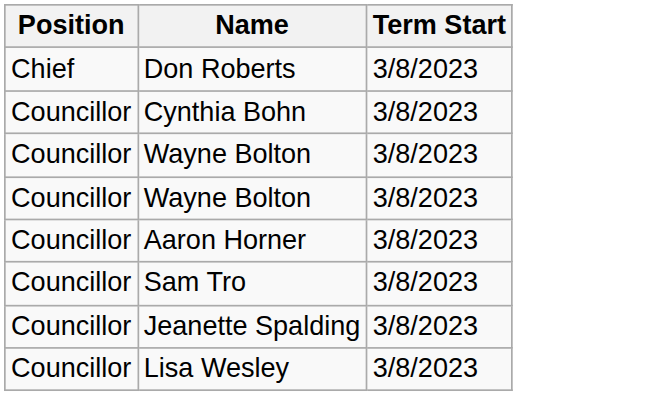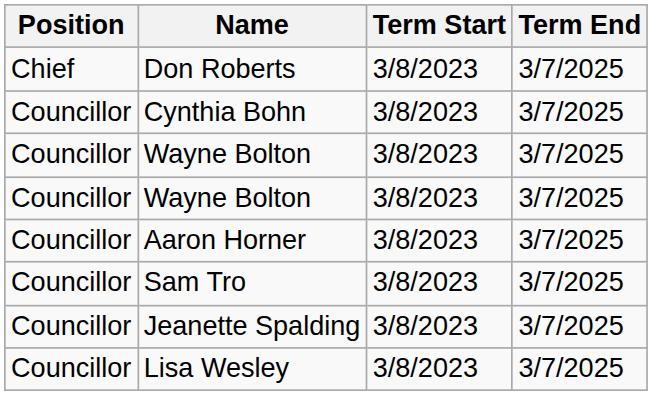+ column: (580, 25)
